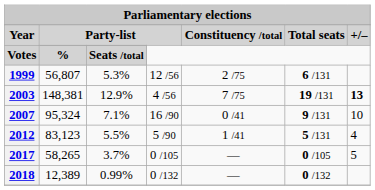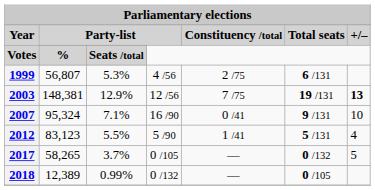(164, 75) 12 /56 -> (164, 75) 4 /56
(164, 95) 4 /56 -> (164, 95) 12 /56
(316, 155) 0 /105 -> (316, 155) 0 /132
(316, 175) 0 /132 -> (316, 175) 0 /105
